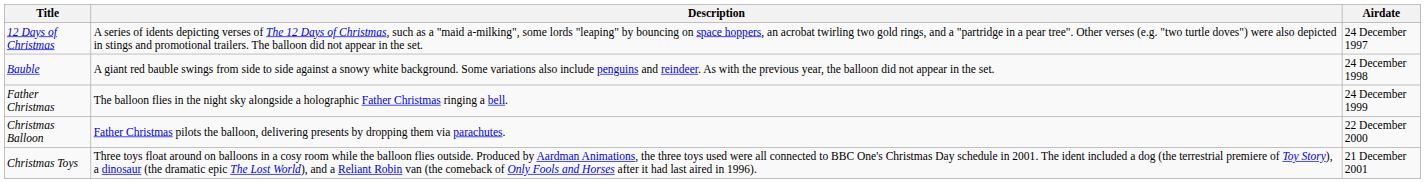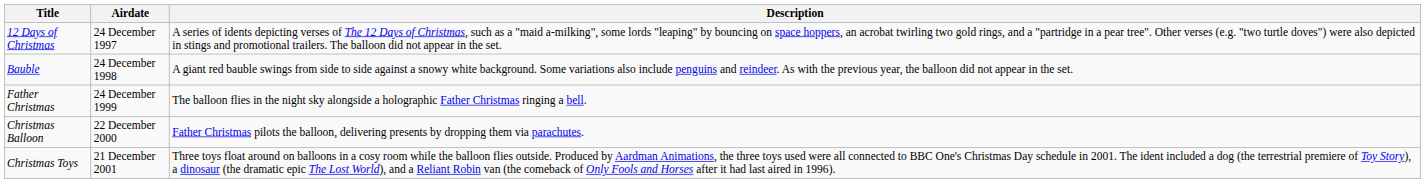columns swapped: (1381, 13) <-> (717, 13)
